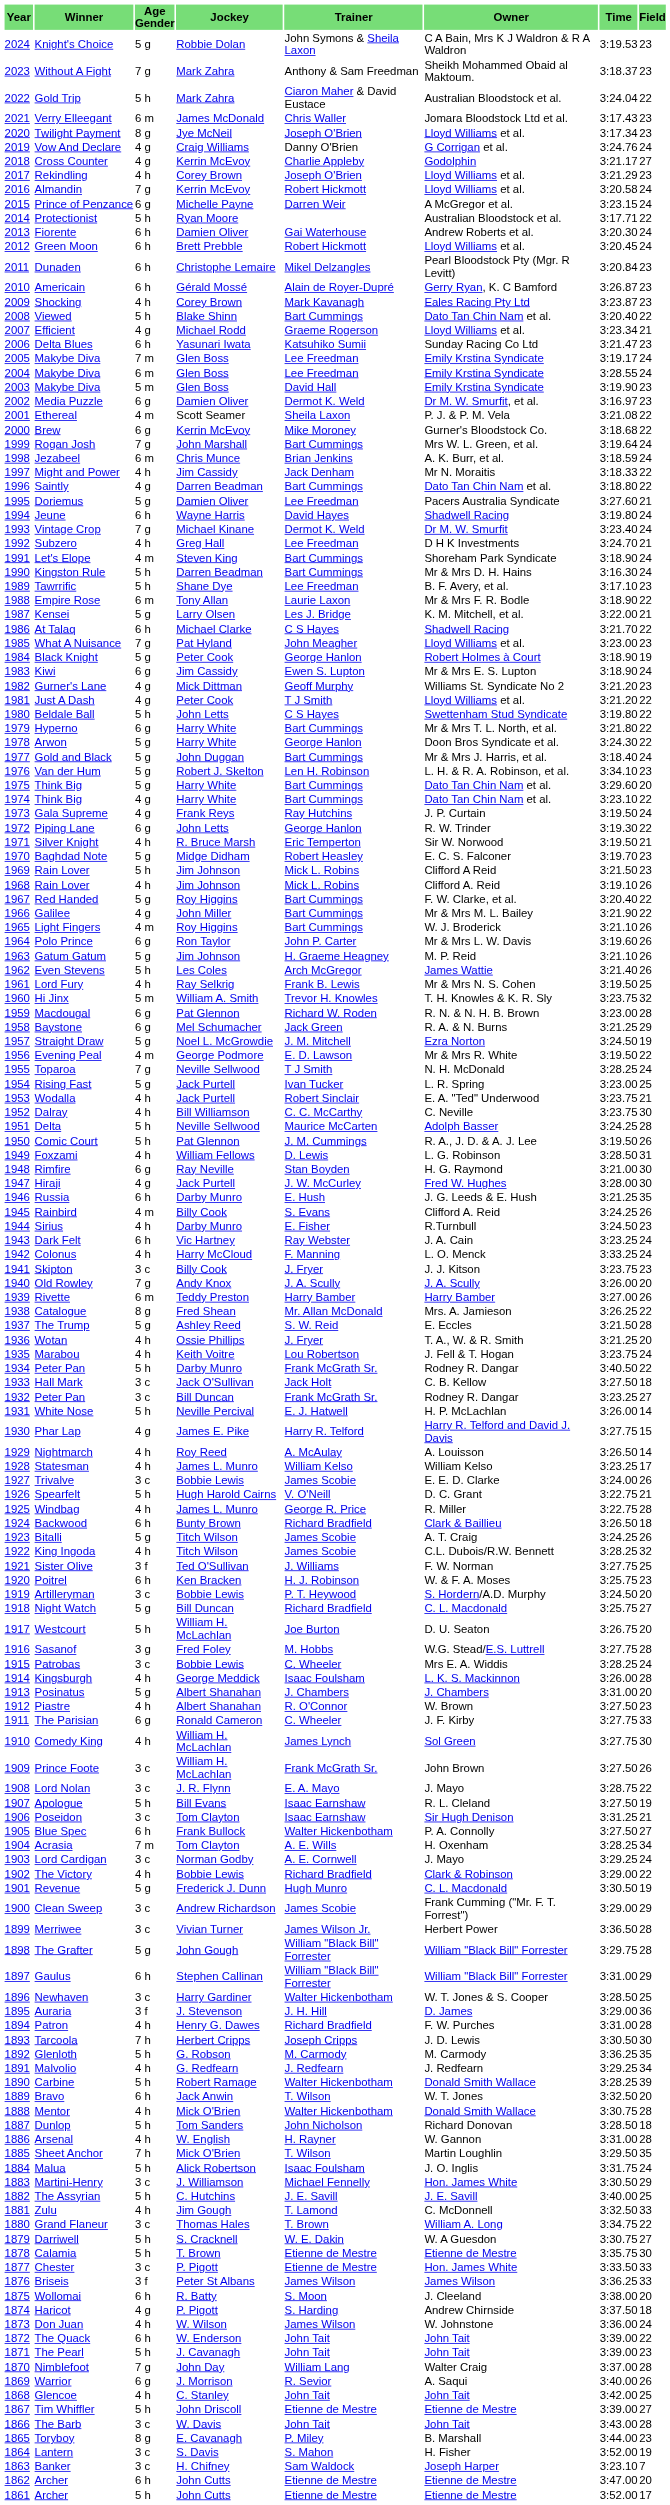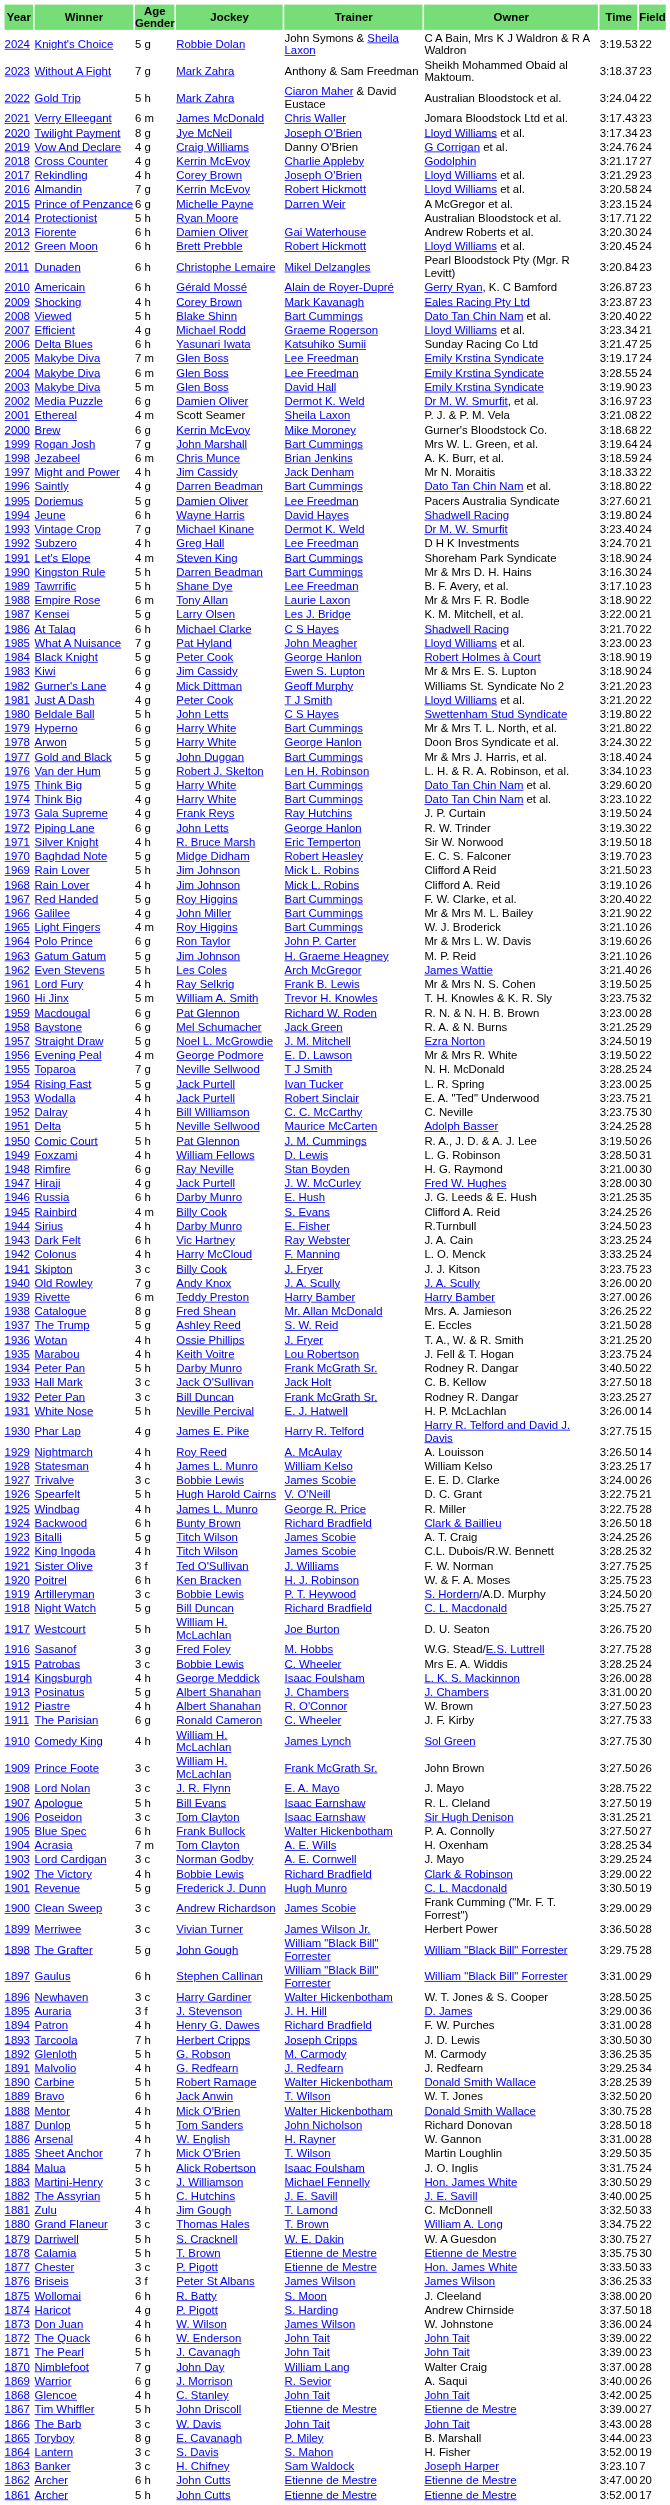(646, 44) 23 -> (646, 44) 22
(646, 344) 23 -> (646, 344) 25
(646, 842) 21 -> (646, 842) 18
